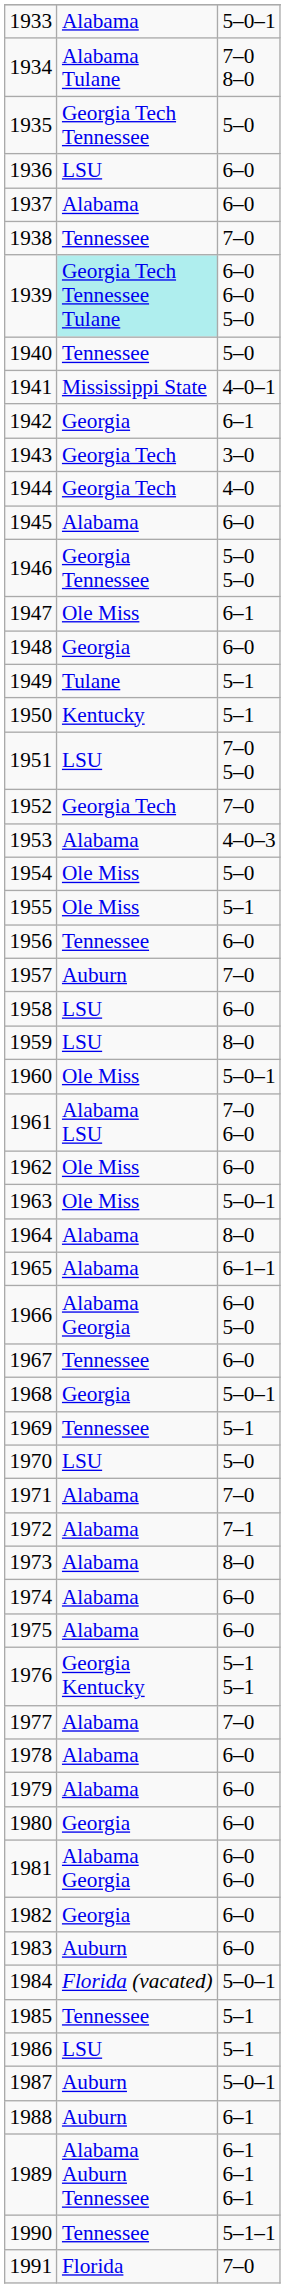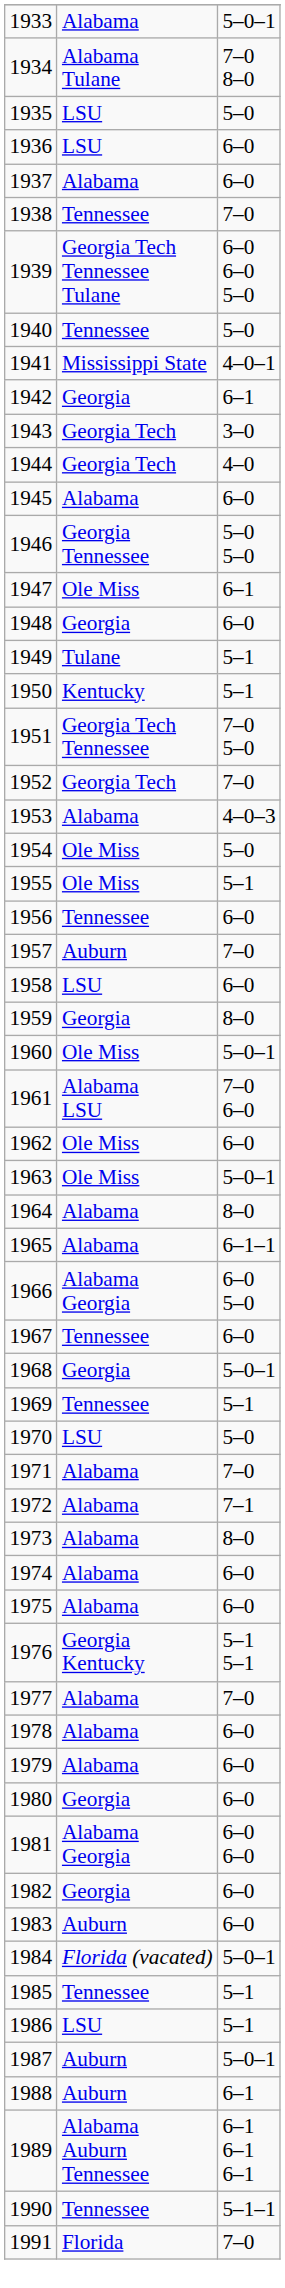(119, 124) Georgia Tech Tennessee -> (82, 112) LSU
(119, 295) paleturquoise background -> (119, 271) no background
(82, 760) LSU -> (119, 736) Georgia Tech Tennessee
(82, 1042) LSU -> (96, 1018) Georgia
